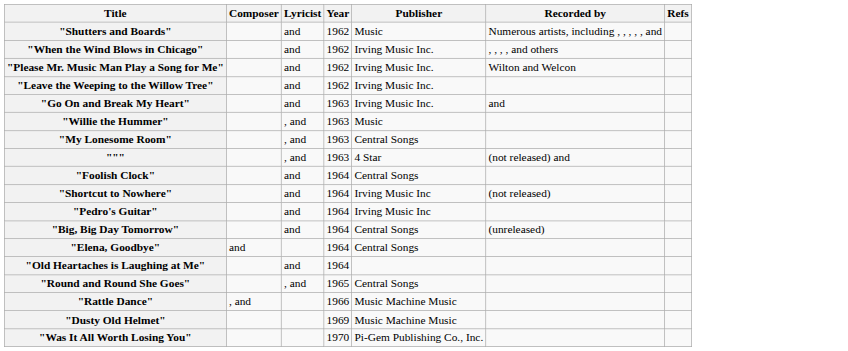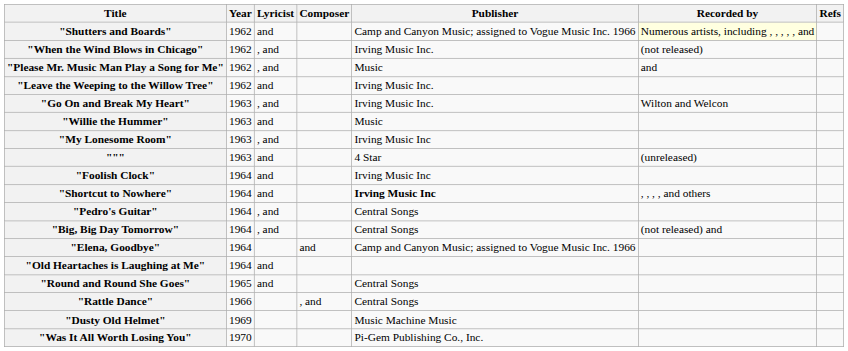columns swapped: (338, 13) <-> (254, 13)
(369, 31) Music -> (495, 31) Camp and Canyon Music; assigned to Vogue Music Inc. 1966
(575, 31) no background -> (728, 31) lightyellow background
(292, 49) and -> (268, 49) , and
(523, 49) , , , , and others -> (672, 49) (not released)
(292, 67) and -> (268, 67) , and
(394, 67) Irving Music Inc. -> (369, 67) Music
(532, 67) Wilton and Welcon -> (649, 67) and
(292, 103) and -> (268, 103) , and
(497, 103) and -> (684, 103) Wilton and Welcon
(295, 121) , and -> (265, 121) and
(387, 139) Central Songs -> (393, 139) Irving Music Inc
(295, 157) , and -> (265, 157) and
(529, 157) (not released) and -> (669, 157) (unreleased)
(387, 175) Central Songs -> (393, 175) Irving Music Inc
(393, 193) normal -> (395, 193) bold
(520, 193) (not released) -> (676, 193) , , , , and others
(292, 211) and -> (268, 211) , and
(393, 211) Irving Music Inc -> (387, 211) Central Songs
(292, 229) and -> (268, 229) , and
(517, 229) (unreleased) -> (681, 229) (not released) and
(387, 247) Central Songs -> (495, 247) Camp and Canyon Music; assigned to Vogue Music Inc. 1966
(295, 283) , and -> (265, 283) and
(406, 301) Music Machine Music -> (387, 301) Central Songs
